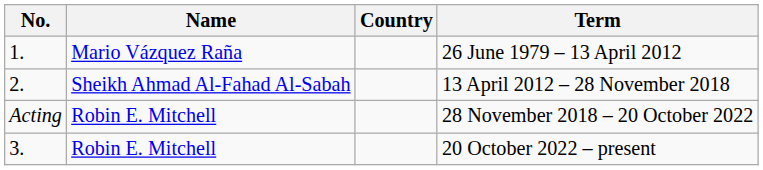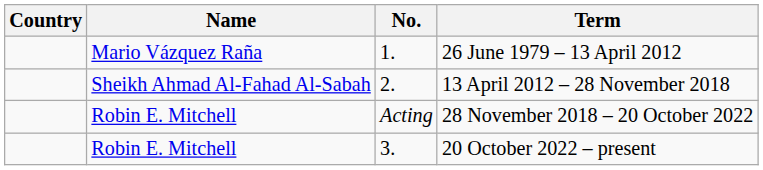columns swapped: (36, 20) <-> (396, 20)
